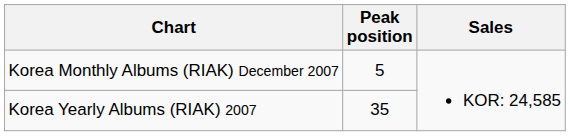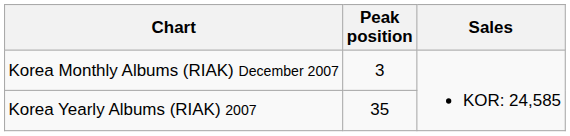(380, 70) 5 -> (380, 70) 3
